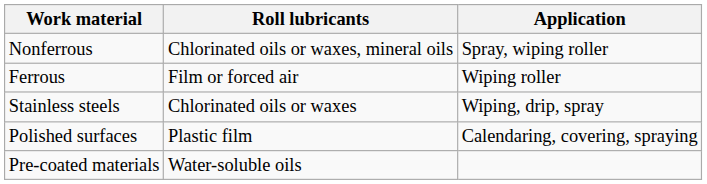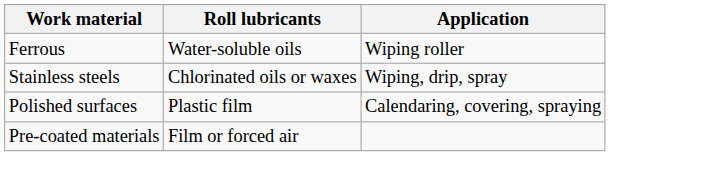- row: (51, 48)
(233, 77) Film or forced air -> (235, 48) Water-soluble oils
(235, 164) Water-soluble oils -> (233, 135) Film or forced air
